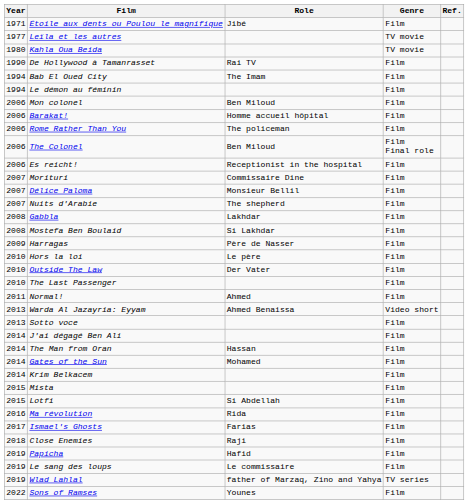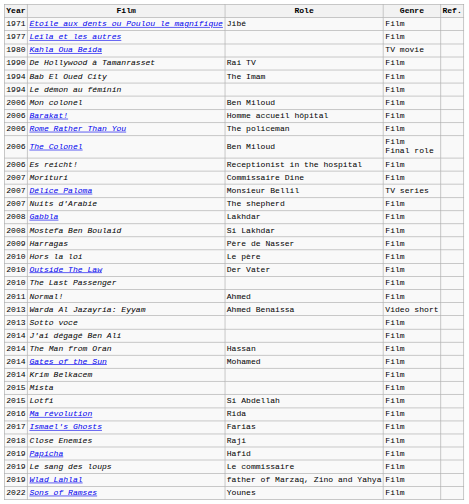(405, 37) TV movie -> (395, 37) Film
(395, 191) Film -> (407, 191) TV series
(407, 480) TV series -> (395, 480) Film
